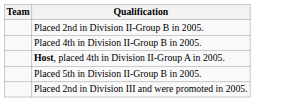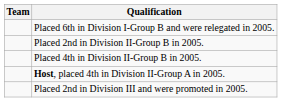+ row: (154, 27)
- row: (118, 74)
